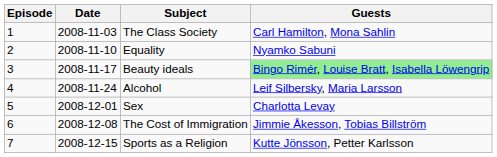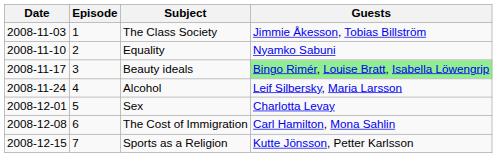columns swapped: (30, 13) <-> (88, 13)
(324, 32) Carl Hamilton, Mona Sahlin -> (340, 32) Jimmie Åkesson, Tobias Billström
(340, 124) Jimmie Åkesson, Tobias Billström -> (324, 124) Carl Hamilton, Mona Sahlin
